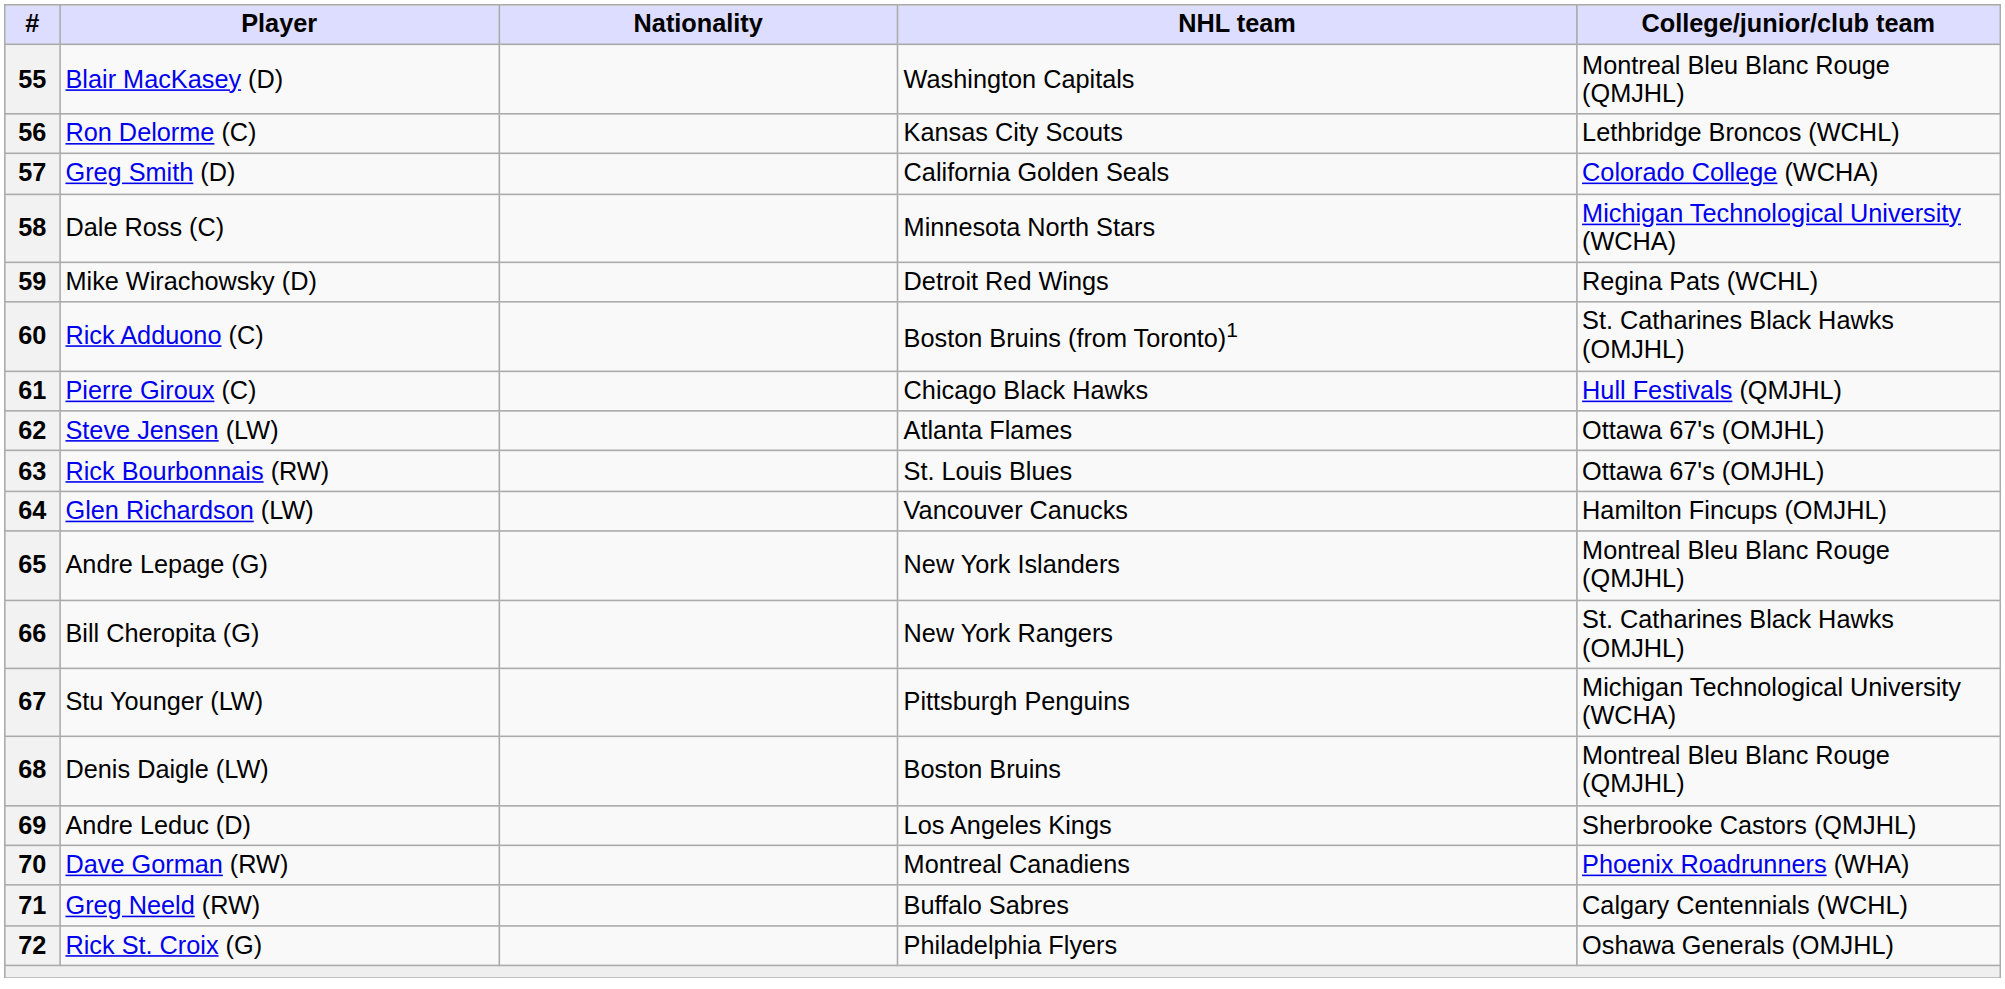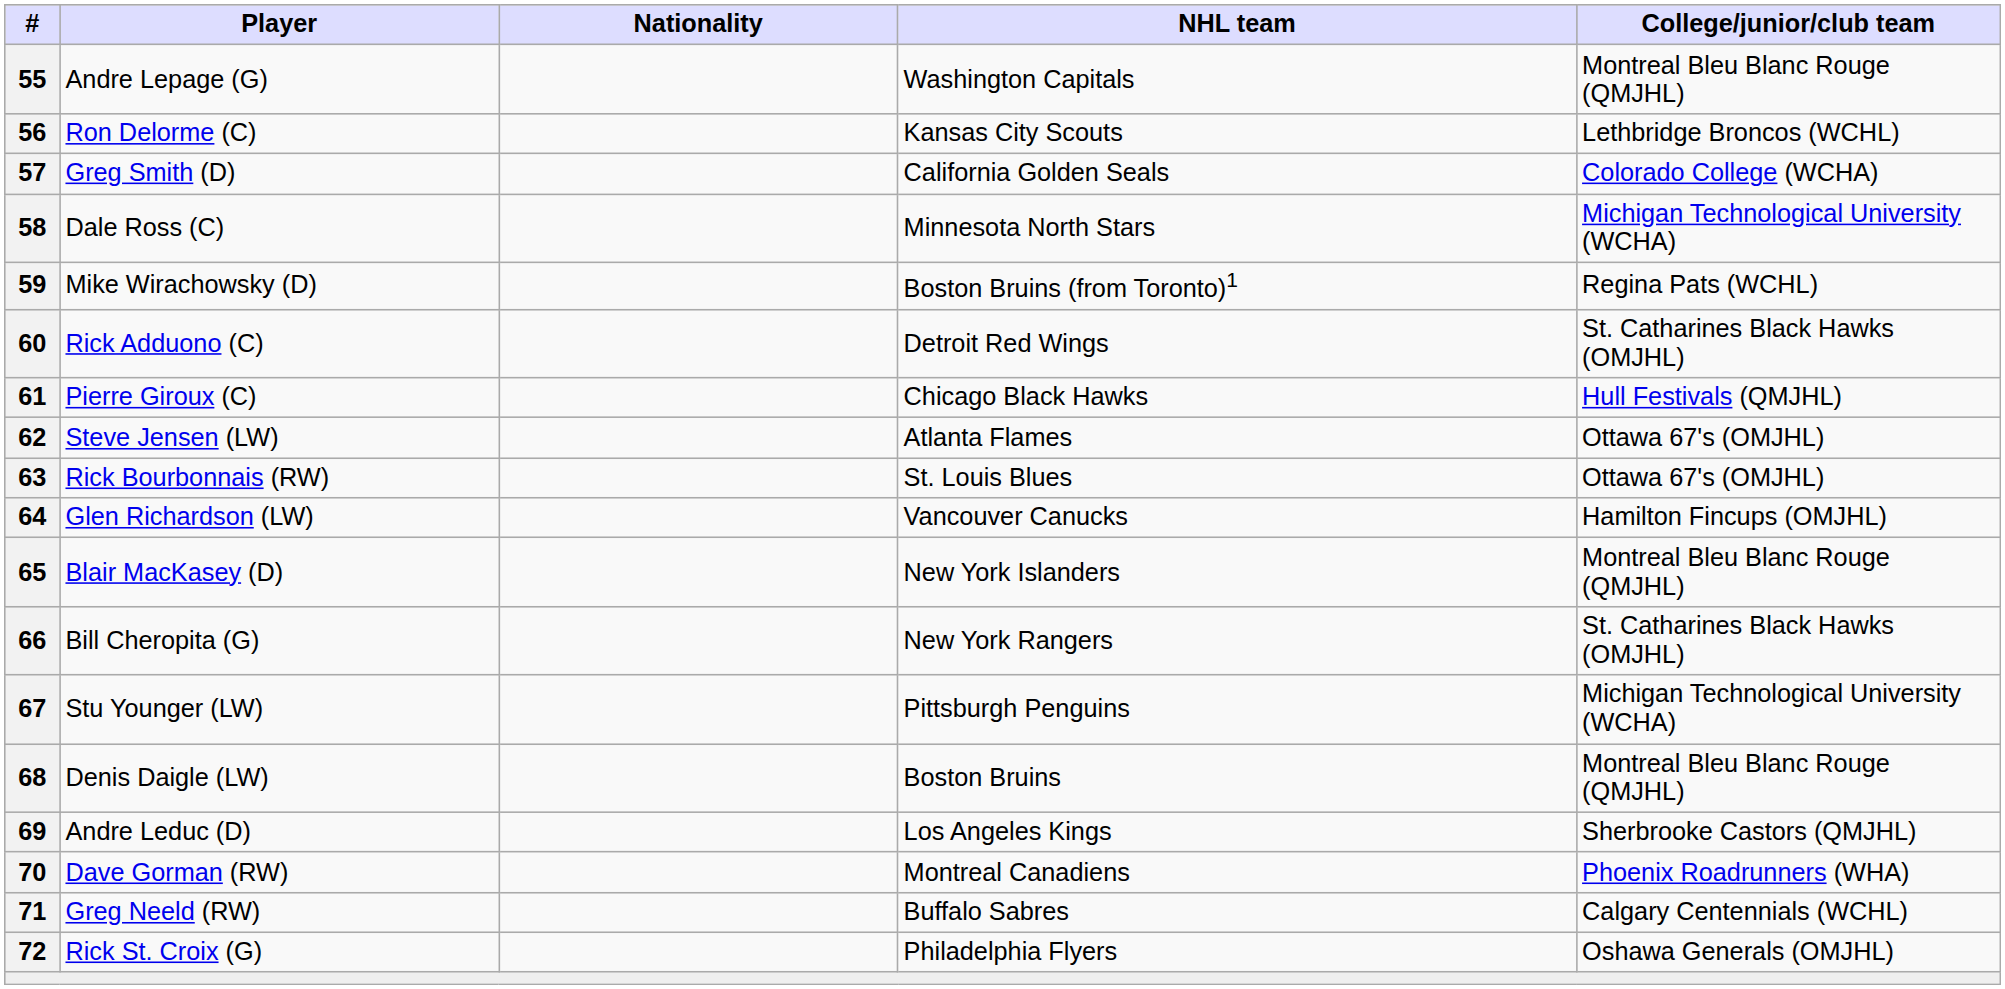(174, 78) Blair MacKasey (D) -> (167, 78) Andre Lepage (G)
(1006, 281) Detroit Red Wings -> (1071, 285) Boston Bruins (from Toronto)1
(1071, 336) Boston Bruins (from Toronto)1 -> (1006, 343) Detroit Red Wings
(167, 565) Andre Lepage (G) -> (174, 571) Blair MacKasey (D)
